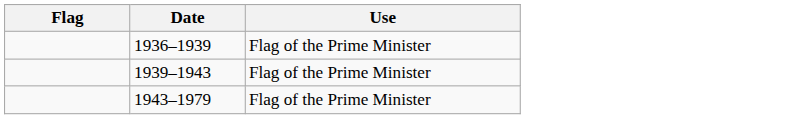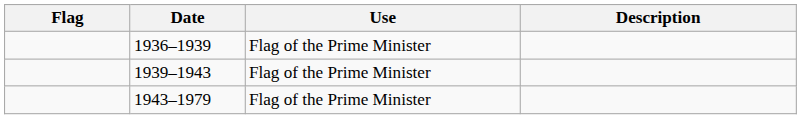+ column: (658, 18)
